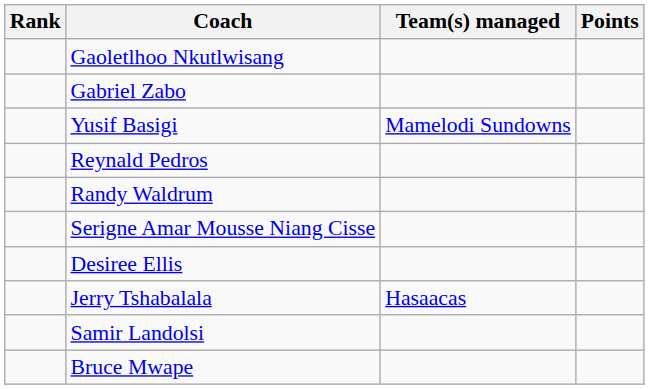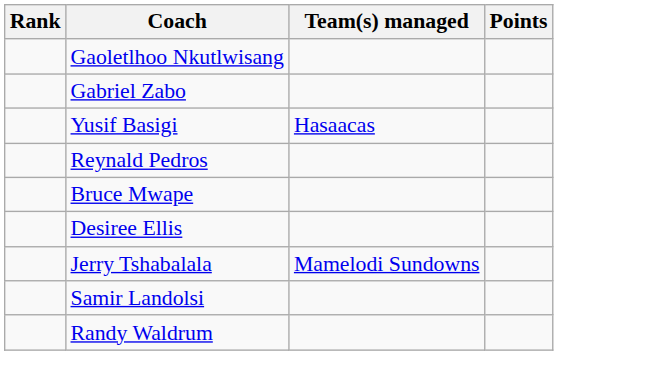(478, 125) Mamelodi Sundowns -> (334, 125) Hasaacas
rows swapped: (142, 194) <-> (132, 366)
- row: (223, 228)
(426, 297) Hasaacas -> (387, 263) Mamelodi Sundowns
